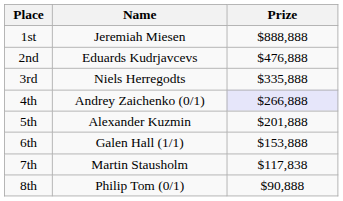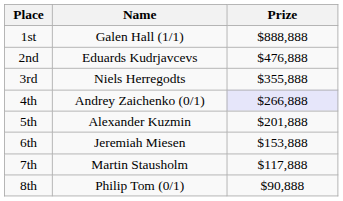(140, 36) Jeremiah Miesen -> (140, 36) Galen Hall (1/1)
(282, 79) $335,888 -> (282, 79) $355,888
(140, 143) Galen Hall (1/1) -> (140, 143) Jeremiah Miesen
(282, 164) $117,838 -> (282, 164) $117,888
